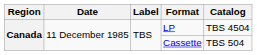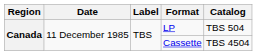(228, 27) TBS 4504 -> (225, 27) TBS 504
(225, 43) TBS 504 -> (228, 43) TBS 4504
